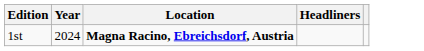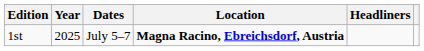+ column: (108, 14)
(67, 35) 2024 -> (67, 35) 2025
